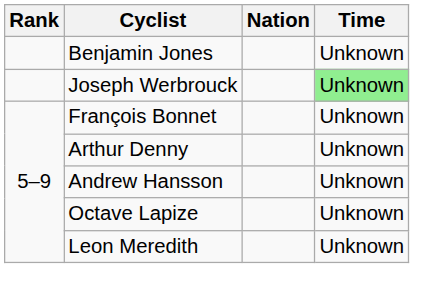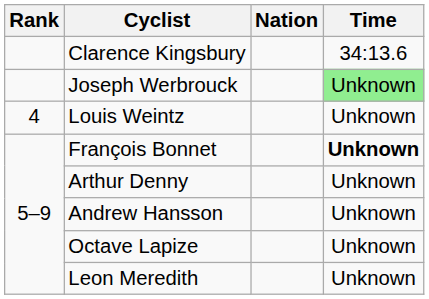+ row: (157, 52)
- row: (141, 52)
+ row: (126, 117)
(362, 117) normal -> (373, 149) bold
